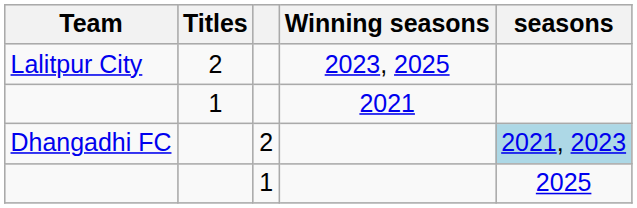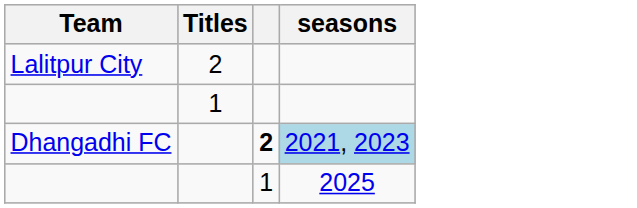- column: (387, 24)
(266, 143) normal -> (266, 143) bold
